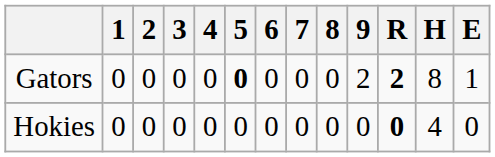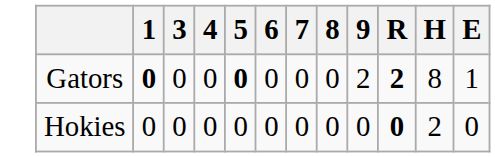- column: (149, 29)
(118, 78) normal -> (149, 78) bold
(435, 126) 4 -> (435, 126) 2
